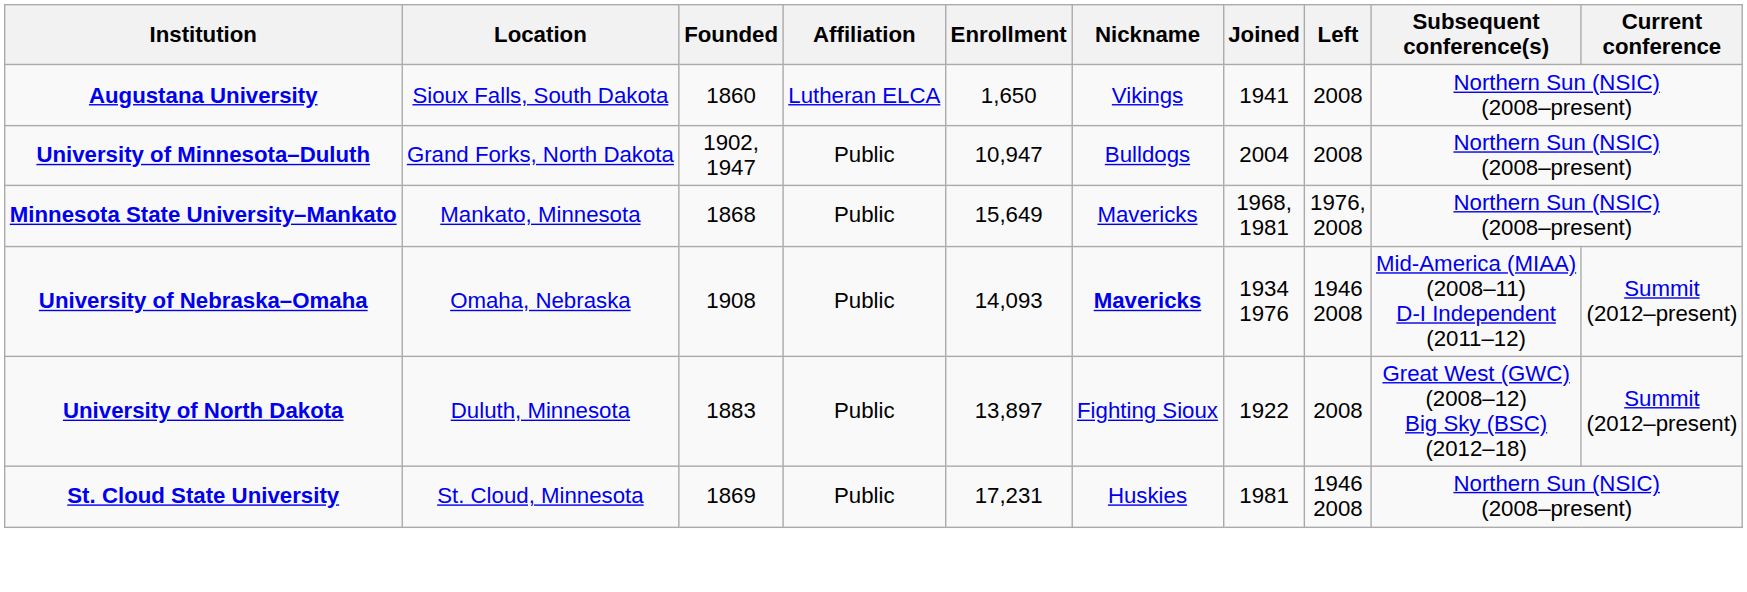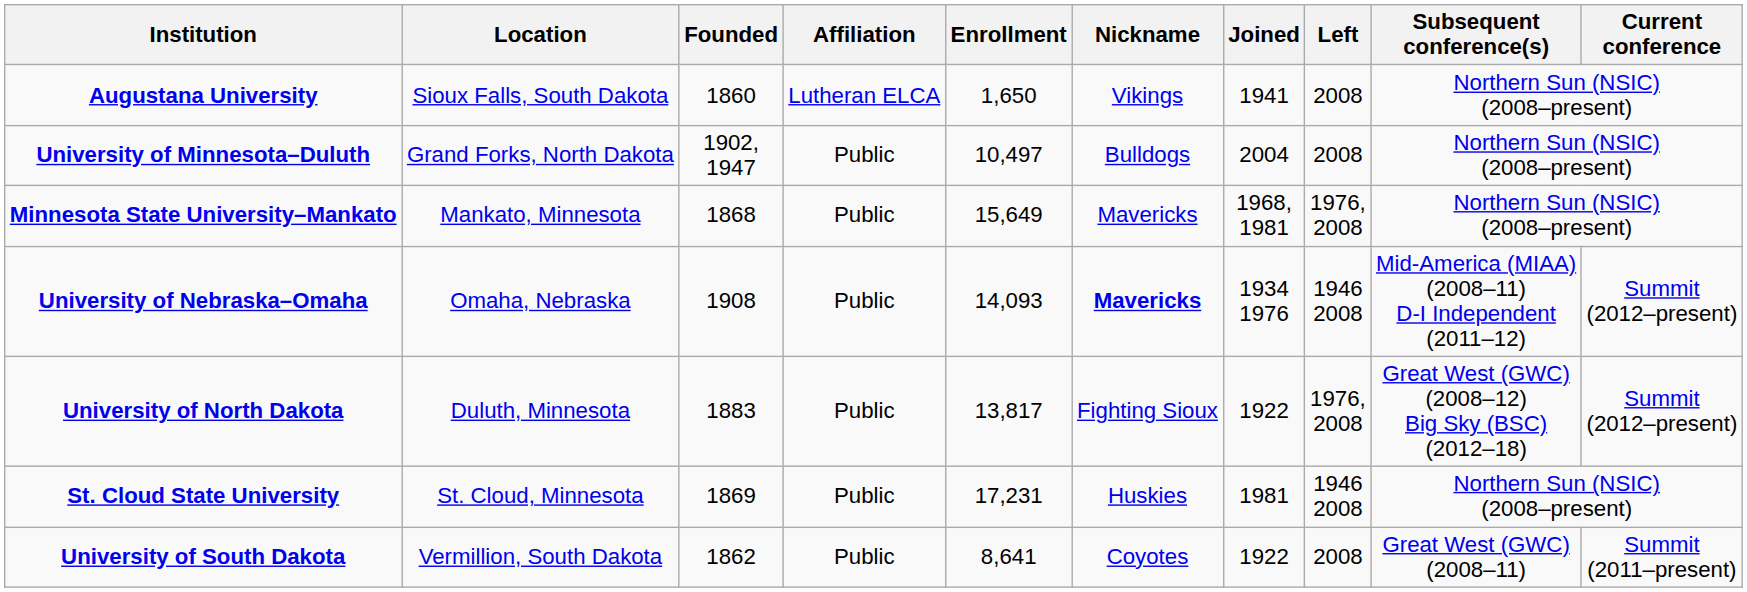(1009, 155) 10,947 -> (1009, 155) 10,497
(1009, 411) 13,897 -> (1009, 411) 13,817
(1338, 411) 2008 -> (1338, 411) 1976, 2008
+ row: (203, 556)
